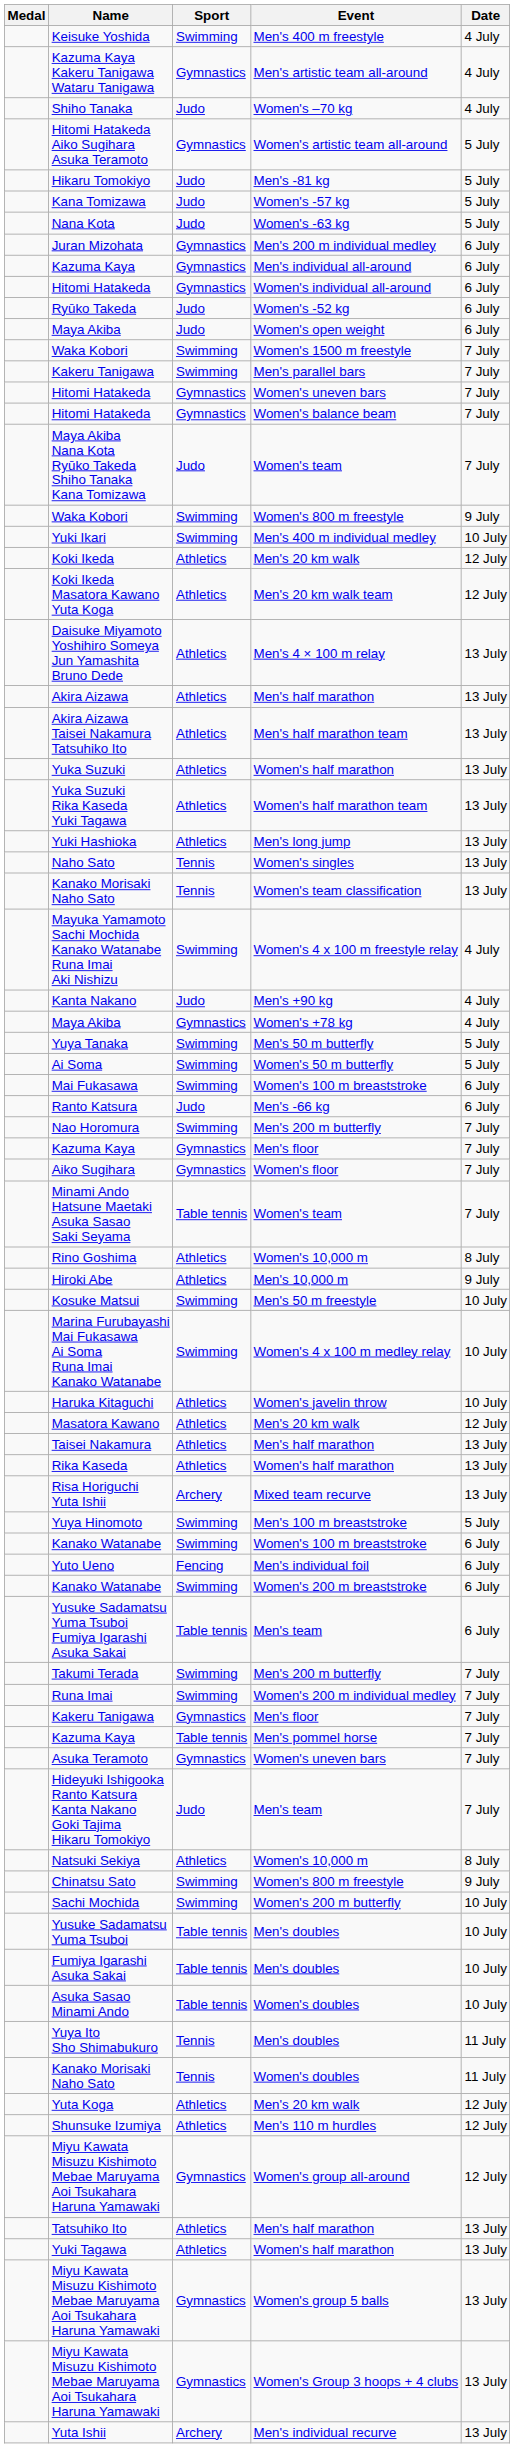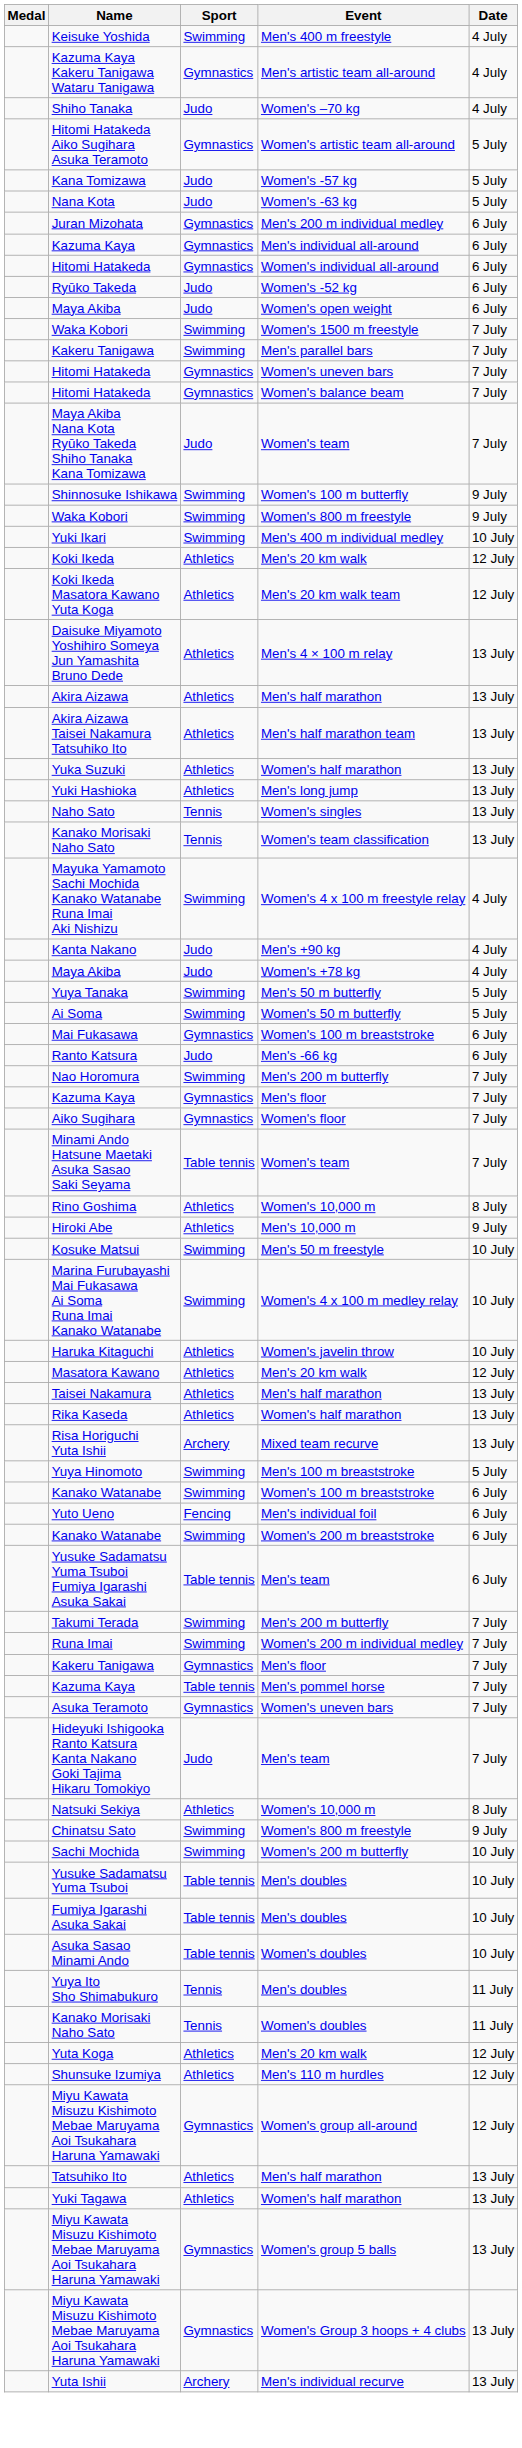- row: (101, 181)
+ row: (114, 495)
- row: (90, 805)
(211, 1022) Gymnastics -> (198, 971) Judo
(207, 1085) Swimming -> (218, 1034) Gymnastics
